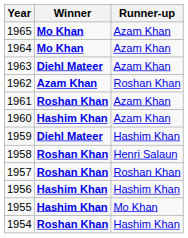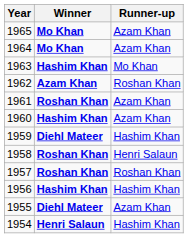(70, 66) Diehl Mateer -> (72, 66) Hashim Khan
(142, 66) Azam Khan -> (136, 66) Mo Khan
(72, 207) Hashim Khan -> (70, 207) Diehl Mateer
(136, 207) Mo Khan -> (142, 207) Azam Khan
(73, 224) Roshan Khan -> (71, 224) Henri Salaun
